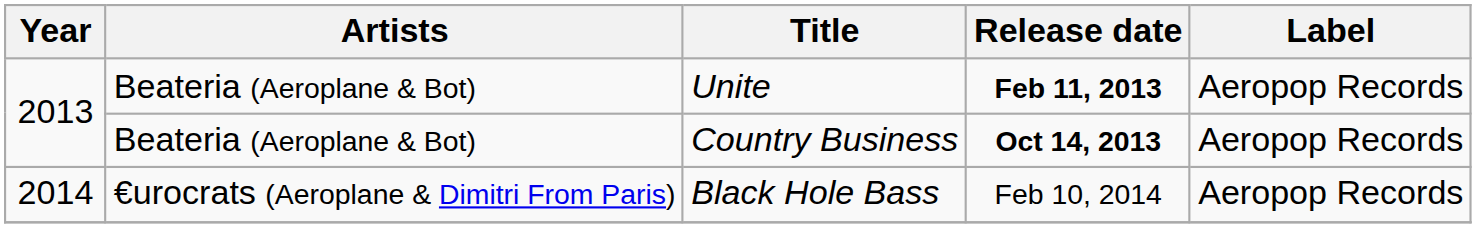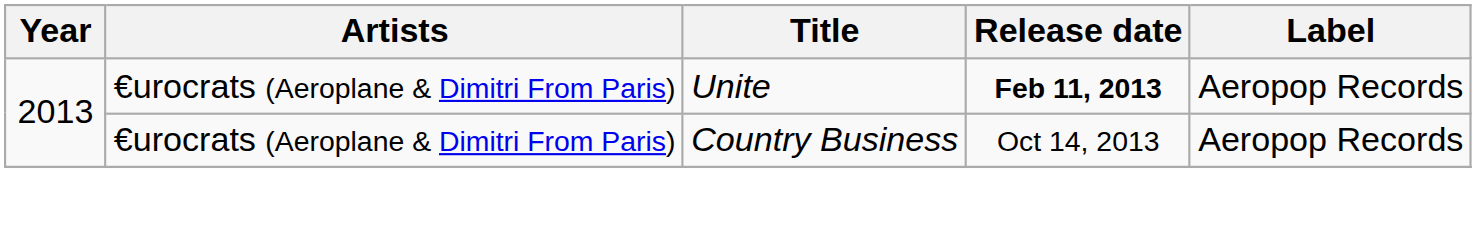(295, 85) Beateria (Aeroplane & Bot) -> (395, 85) €urocrats (Aeroplane & Dimitri From Paris)
(295, 139) Beateria (Aeroplane & Bot) -> (395, 139) €urocrats (Aeroplane & Dimitri From Paris)
(1078, 139) bold -> (1078, 141) normal
- row: (815, 193)
